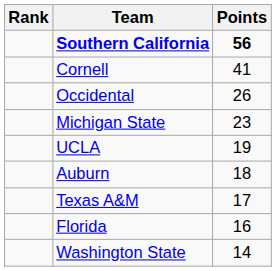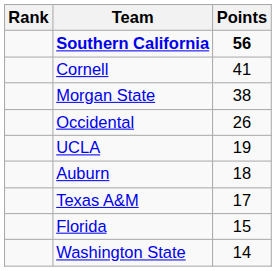+ row: (106, 95)
- row: (111, 122)
(242, 226) 16 -> (242, 226) 15
